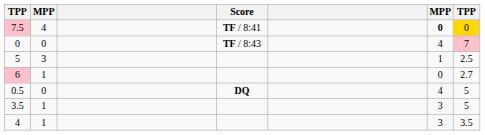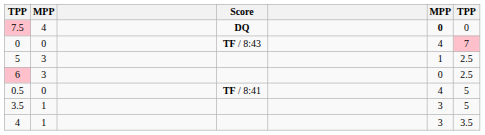(242, 28) TF / 8:41 -> (242, 28) DQ
(466, 28) gold background -> (466, 28) no background
(44, 75) 1 -> (44, 75) 3
(466, 75) 2.7 -> (466, 75) 2.5
(242, 91) DQ -> (242, 91) TF / 8:41
